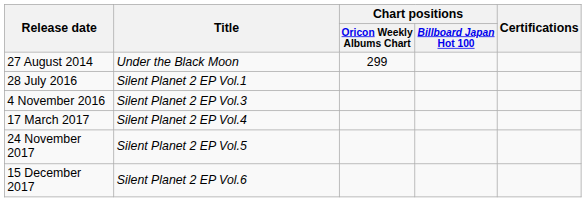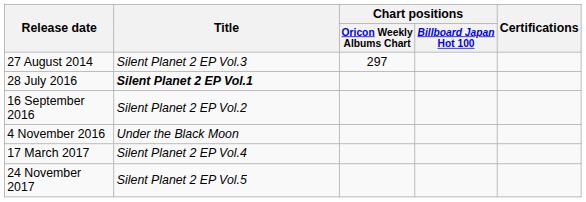(178, 61) Under the Black Moon -> (182, 61) Silent Planet 2 EP Vol.3
(377, 61) 299 -> (377, 61) 297
(182, 81) normal -> (185, 81) bold
+ row: (46, 107)
(182, 100) Silent Planet 2 EP Vol.3 -> (178, 134) Under the Black Moon
- row: (44, 180)
